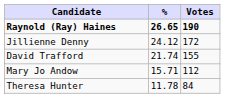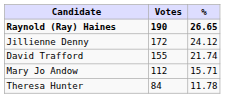columns swapped: (200, 12) <-> (165, 12)
